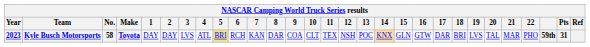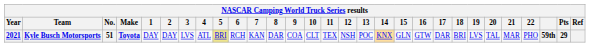(13, 36) 2023 -> (13, 36) 2021
(110, 36) 58 -> (110, 36) 51
(564, 36) 31 -> (564, 36) 29
